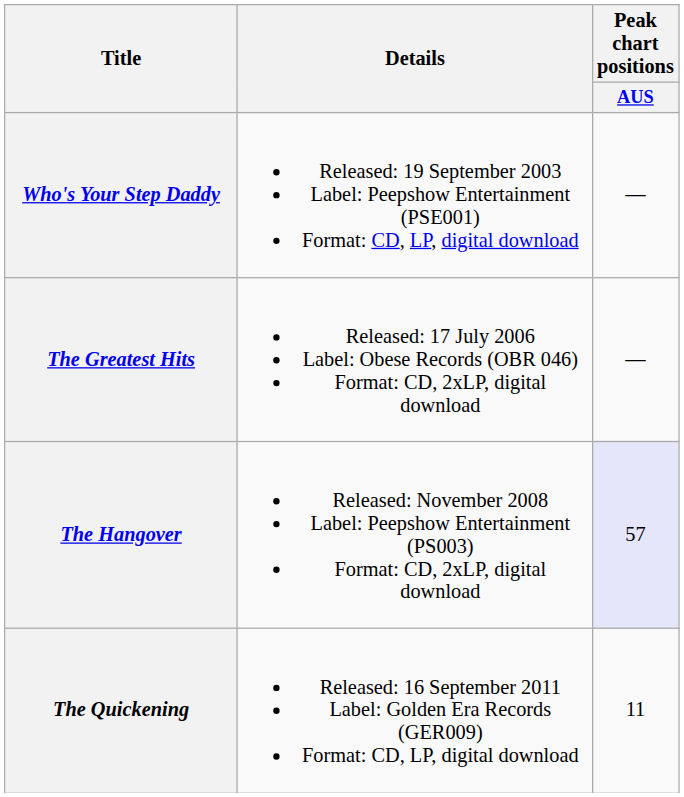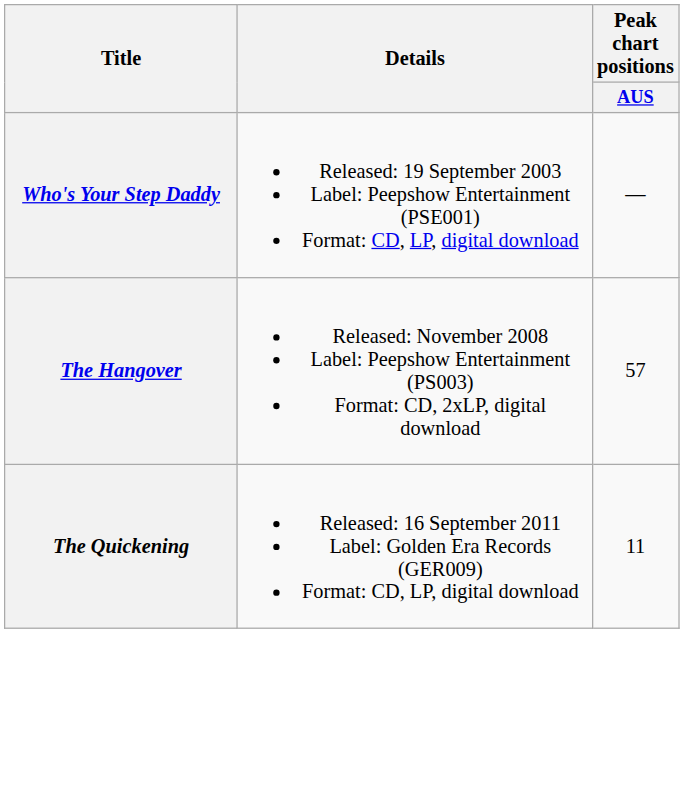- row: (121, 359)
(635, 534) lavender background -> (635, 370) no background
